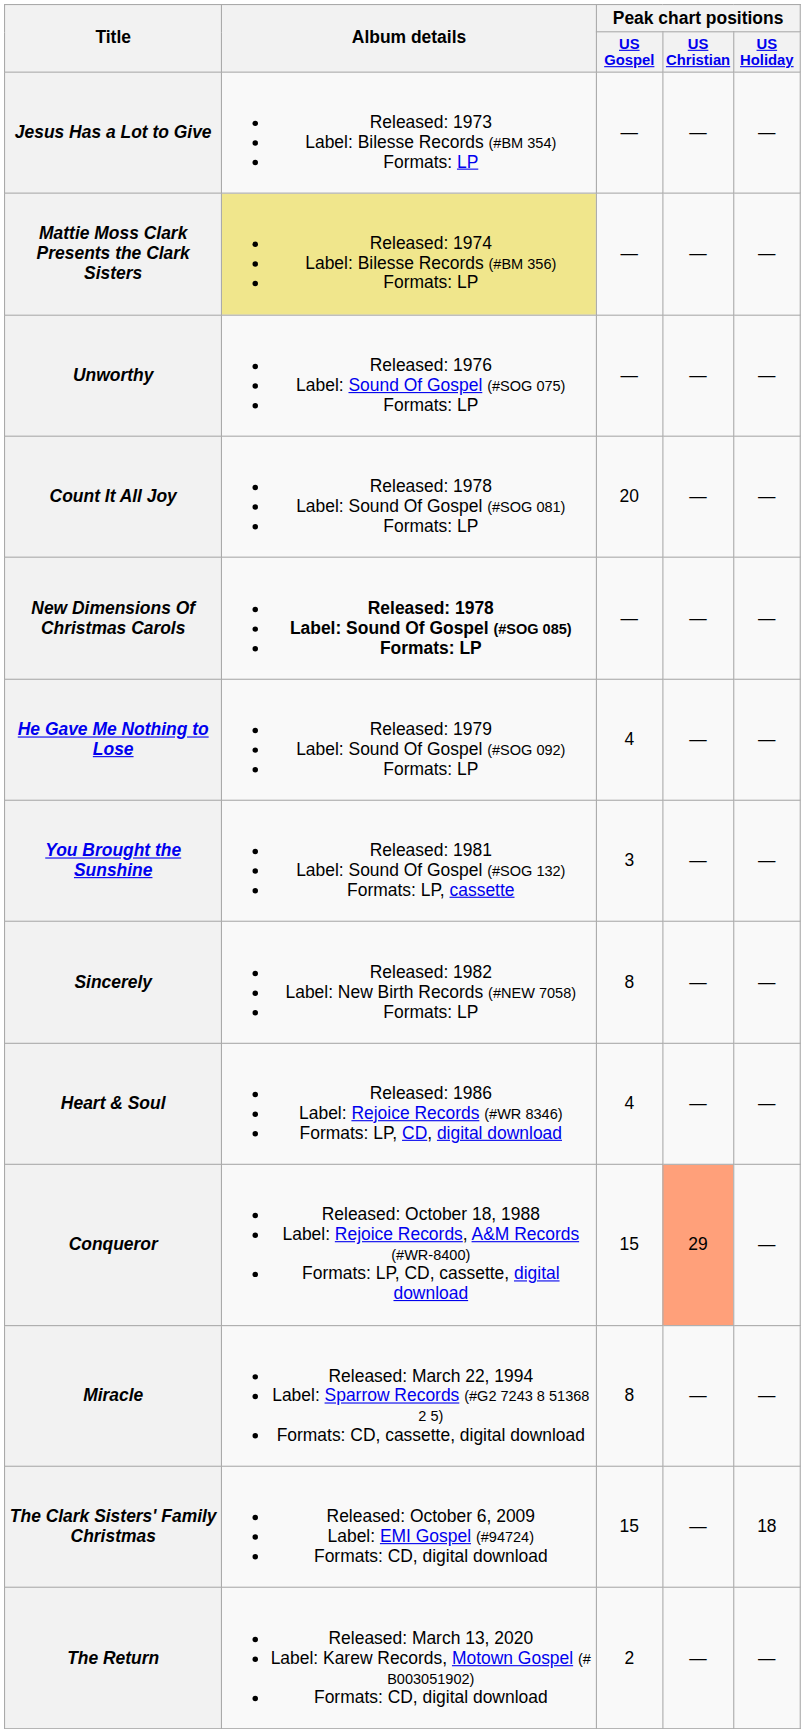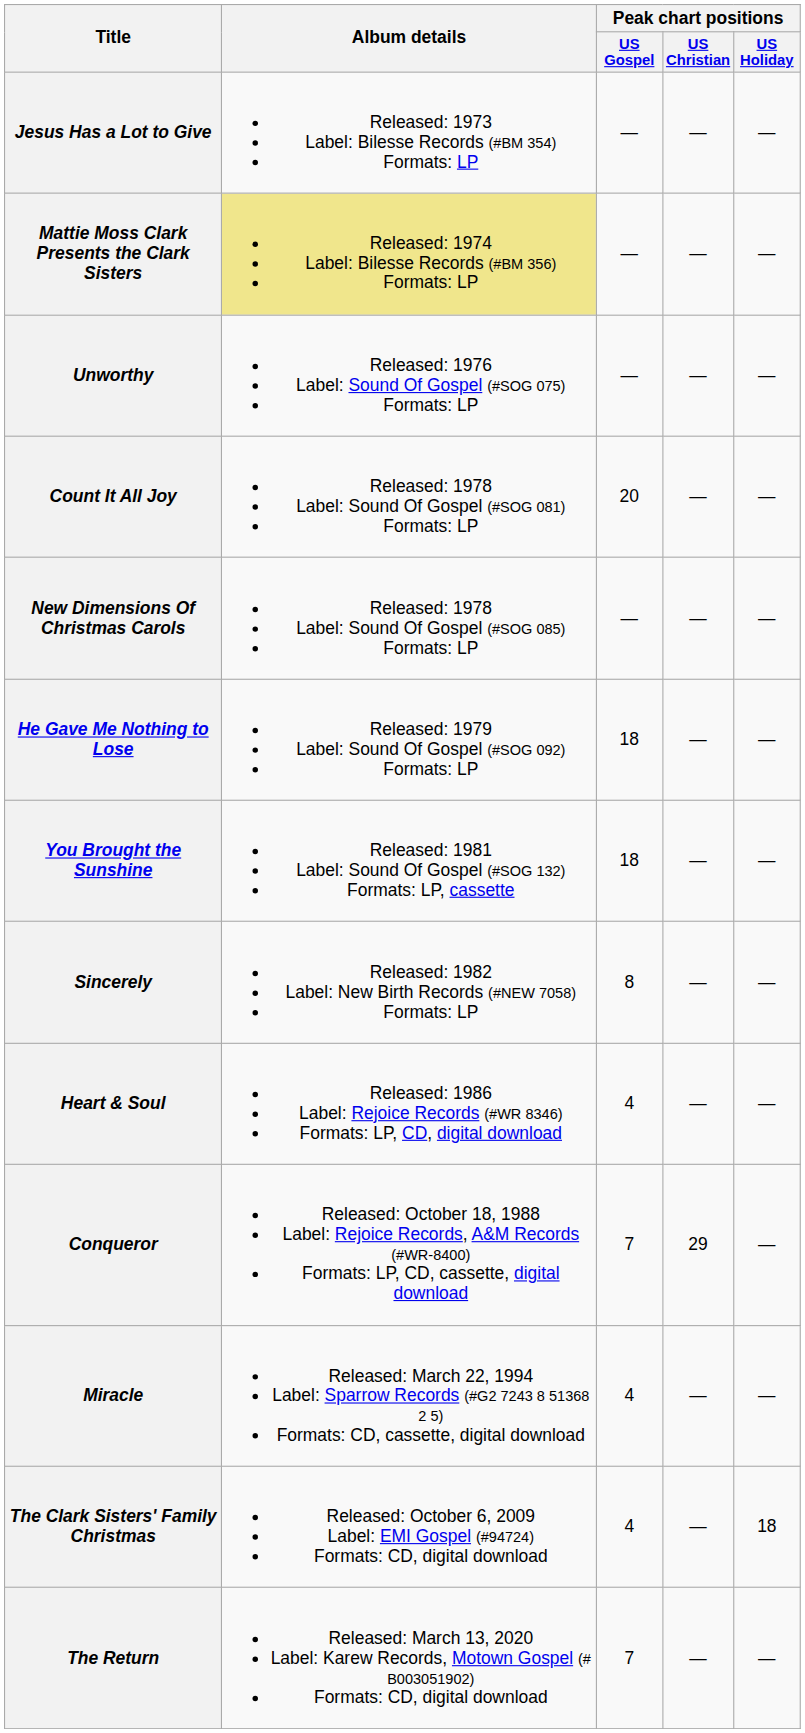(409, 628) bold -> (409, 628) normal
(629, 739) 4 -> (629, 739) 18
(629, 860) 3 -> (629, 860) 18
(629, 1244) 15 -> (629, 1244) 7
(698, 1244) lightsalmon background -> (698, 1244) no background
(629, 1395) 8 -> (629, 1395) 4
(629, 1526) 15 -> (629, 1526) 4
(629, 1658) 2 -> (629, 1658) 7
